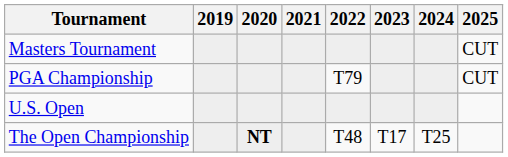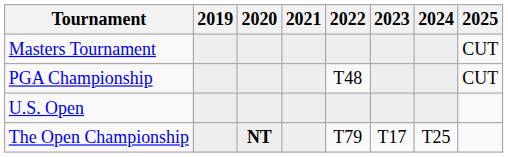(348, 78) T79 -> (348, 78) T48
(348, 137) T48 -> (348, 137) T79
